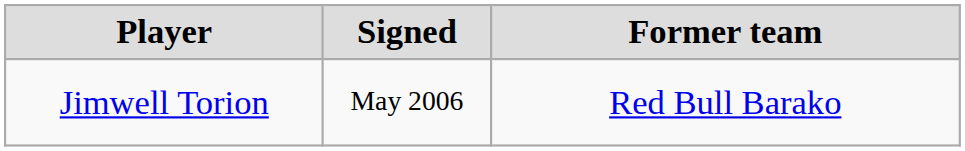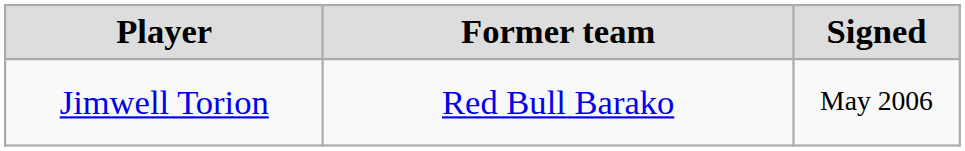columns swapped: (407, 31) <-> (725, 31)
